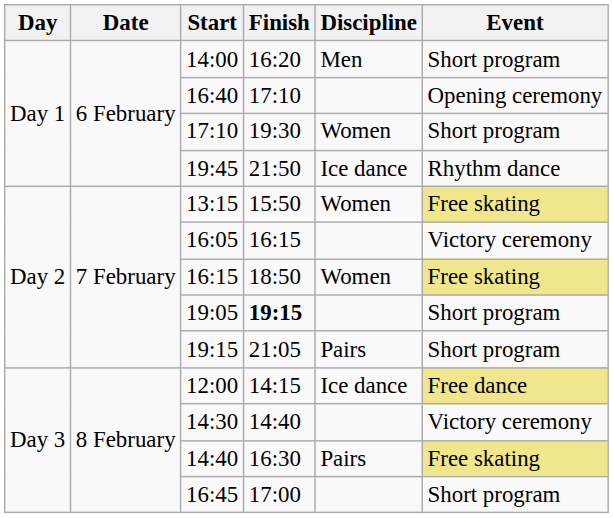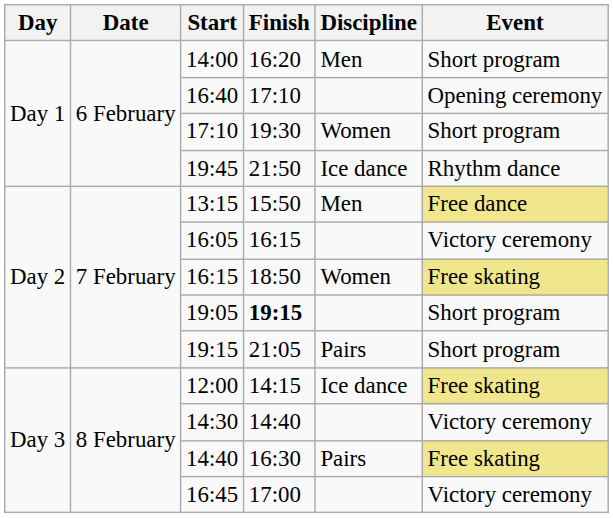(356, 204) Women -> (341, 204) Men
(484, 204) Free skating -> (477, 204) Free dance
(477, 385) Free dance -> (484, 385) Free skating
(494, 494) Short program -> (510, 494) Victory ceremony
